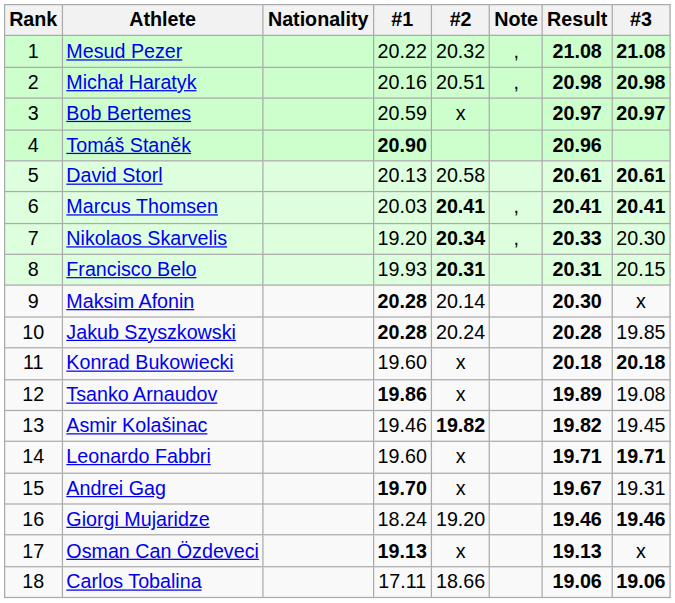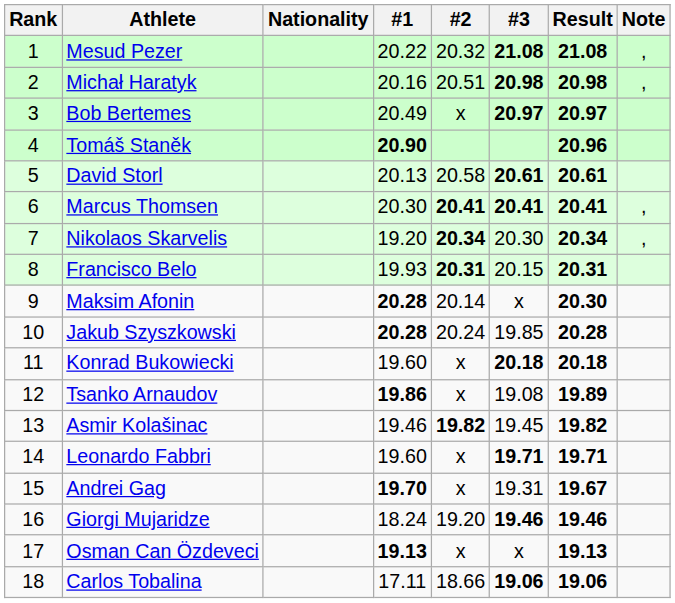columns swapped: (641, 20) <-> (516, 20)
(402, 113) 20.59 -> (402, 113) 20.49
(402, 207) 20.03 -> (402, 207) 20.30
(577, 238) 20.33 -> (583, 238) 20.34
